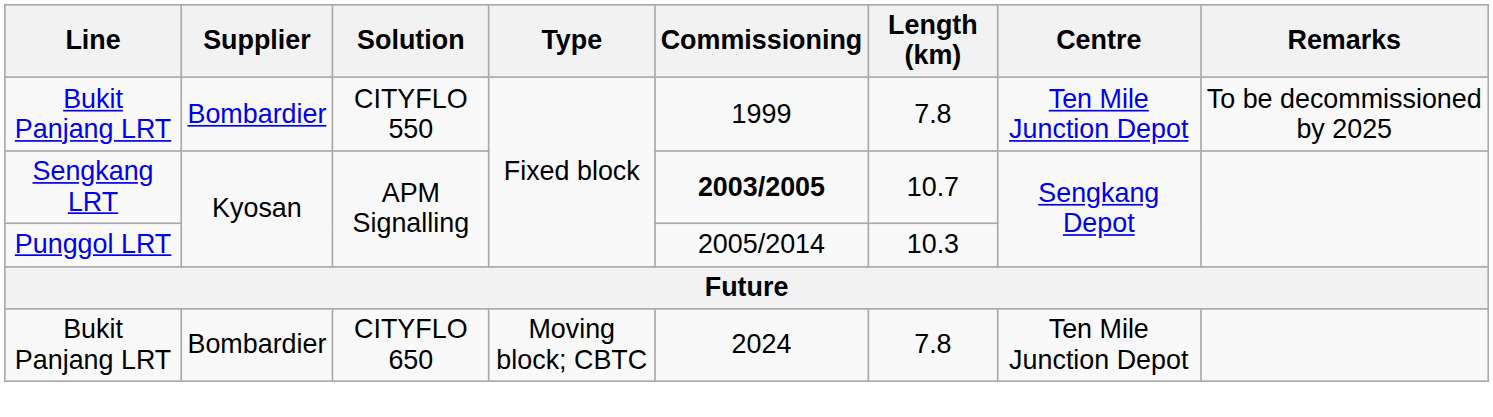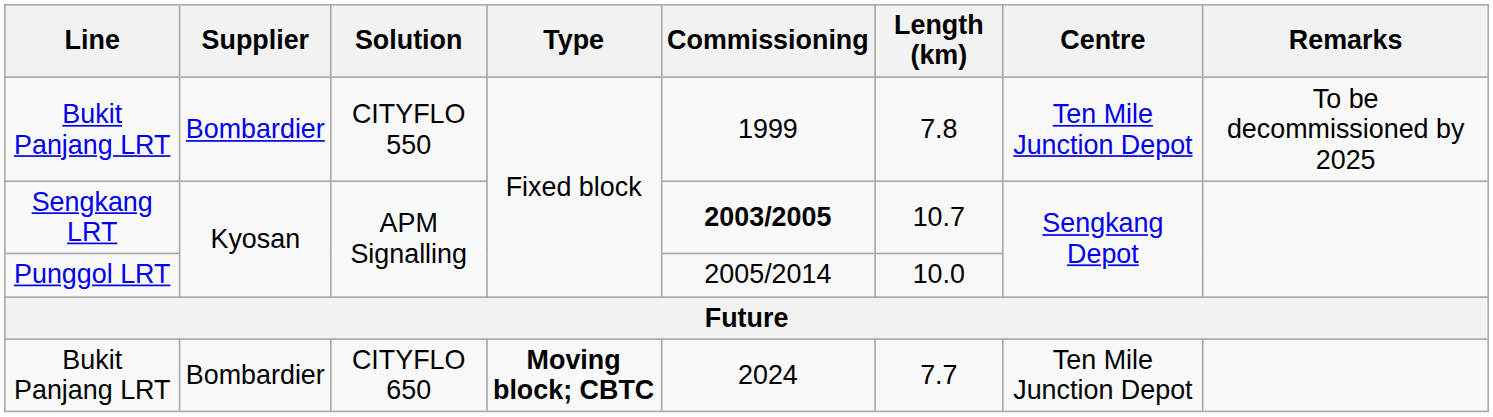(933, 244) 10.3 -> (939, 274) 10.0
(572, 344) normal -> (574, 375) bold
(933, 344) 7.8 -> (939, 375) 7.7
